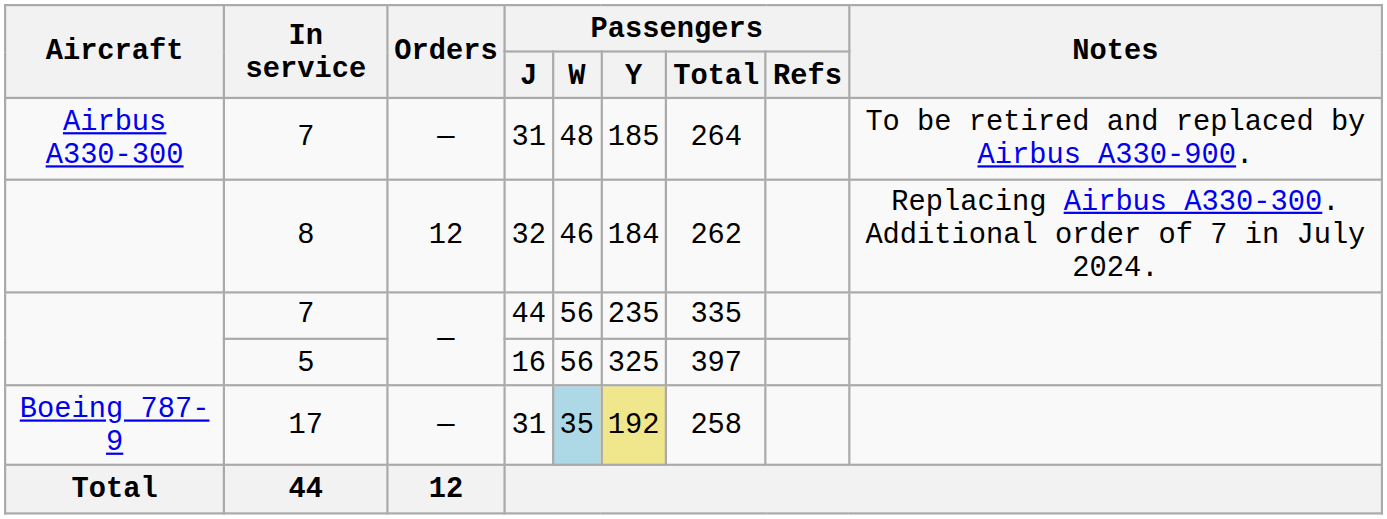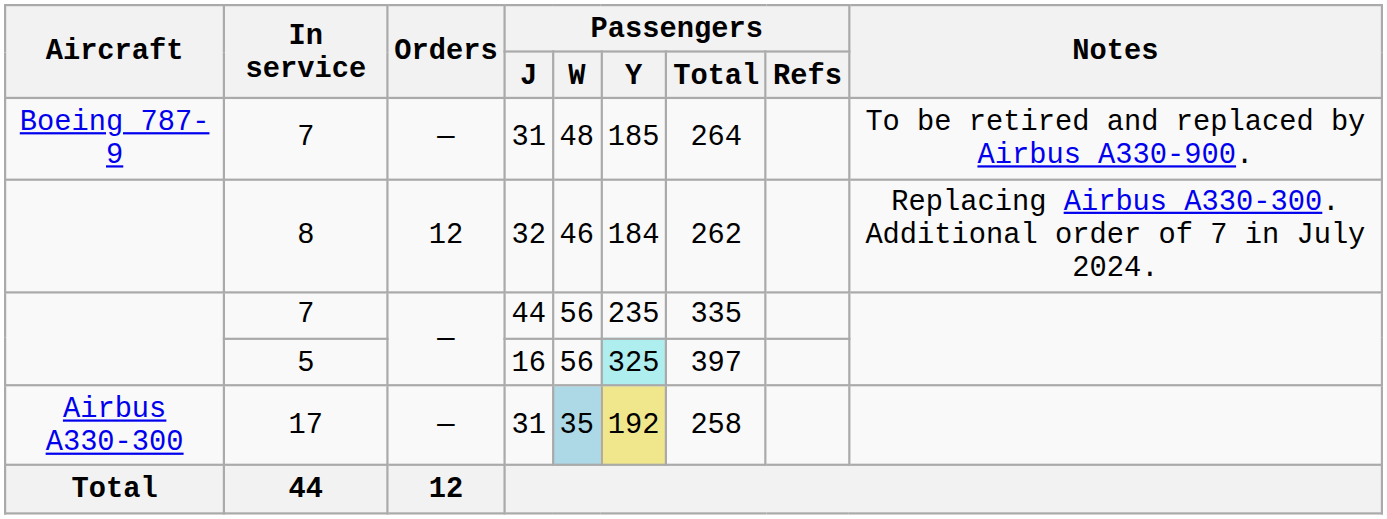(115, 139) Airbus A330-300 -> (115, 139) Boeing 787-9
(634, 362) no background -> (634, 362) paleturquoise background
(115, 425) Boeing 787-9 -> (115, 425) Airbus A330-300
